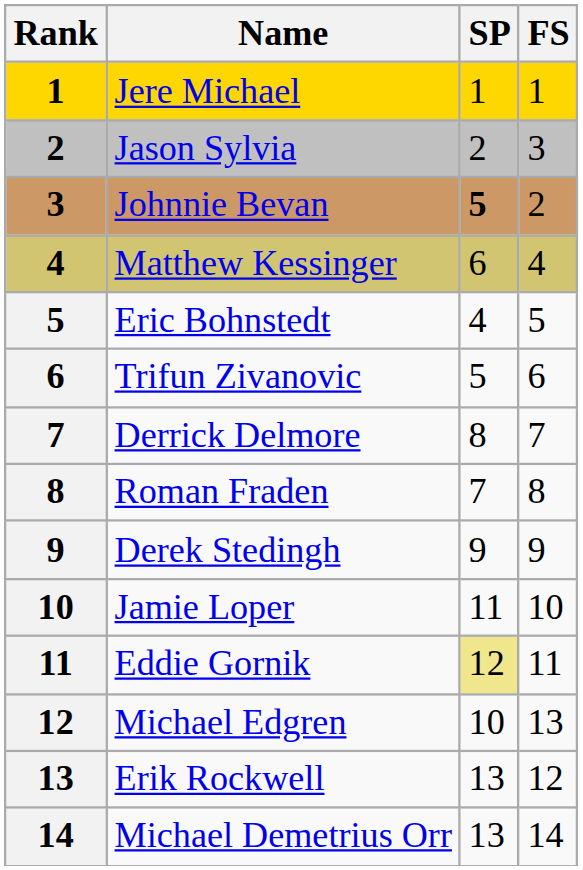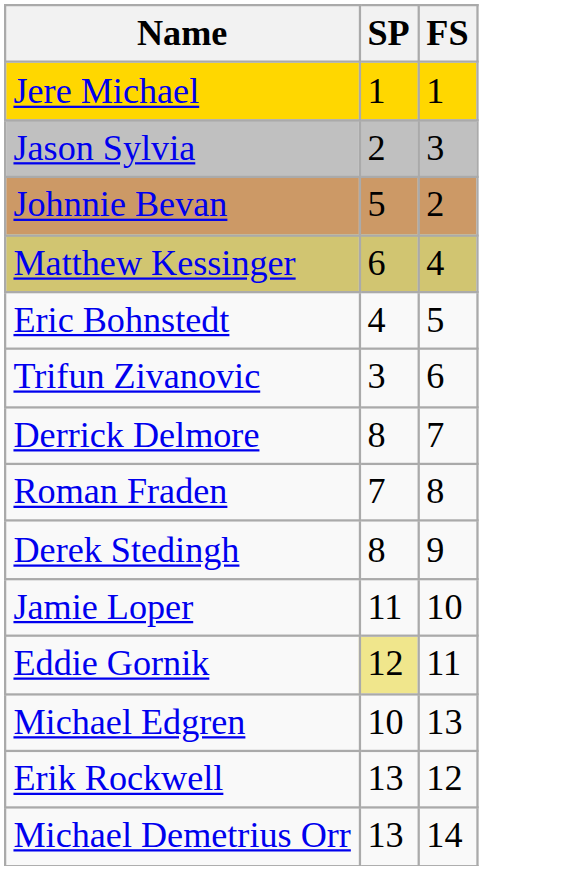- column: (56, 33)
(478, 205) bold -> (377, 205) normal
(478, 377) 5 -> (377, 377) 3
(478, 549) 9 -> (377, 549) 8
